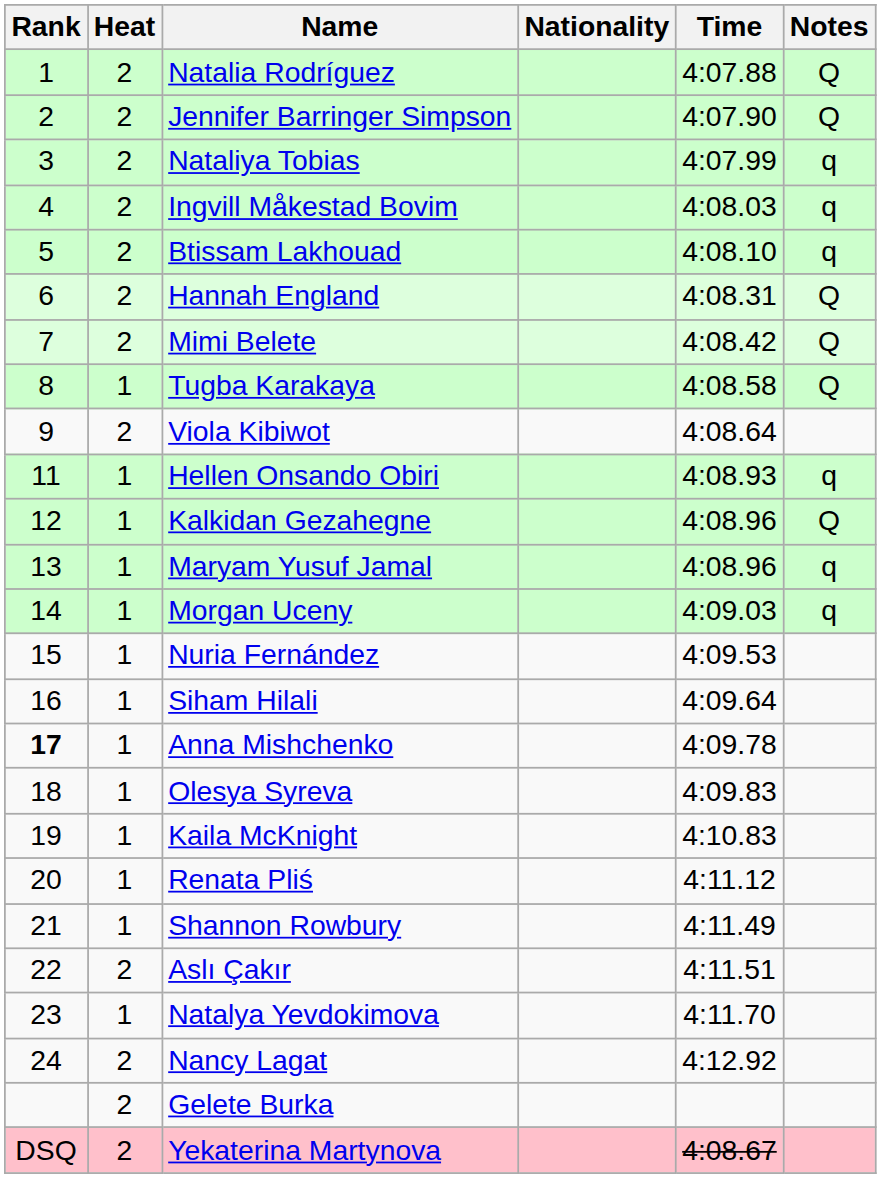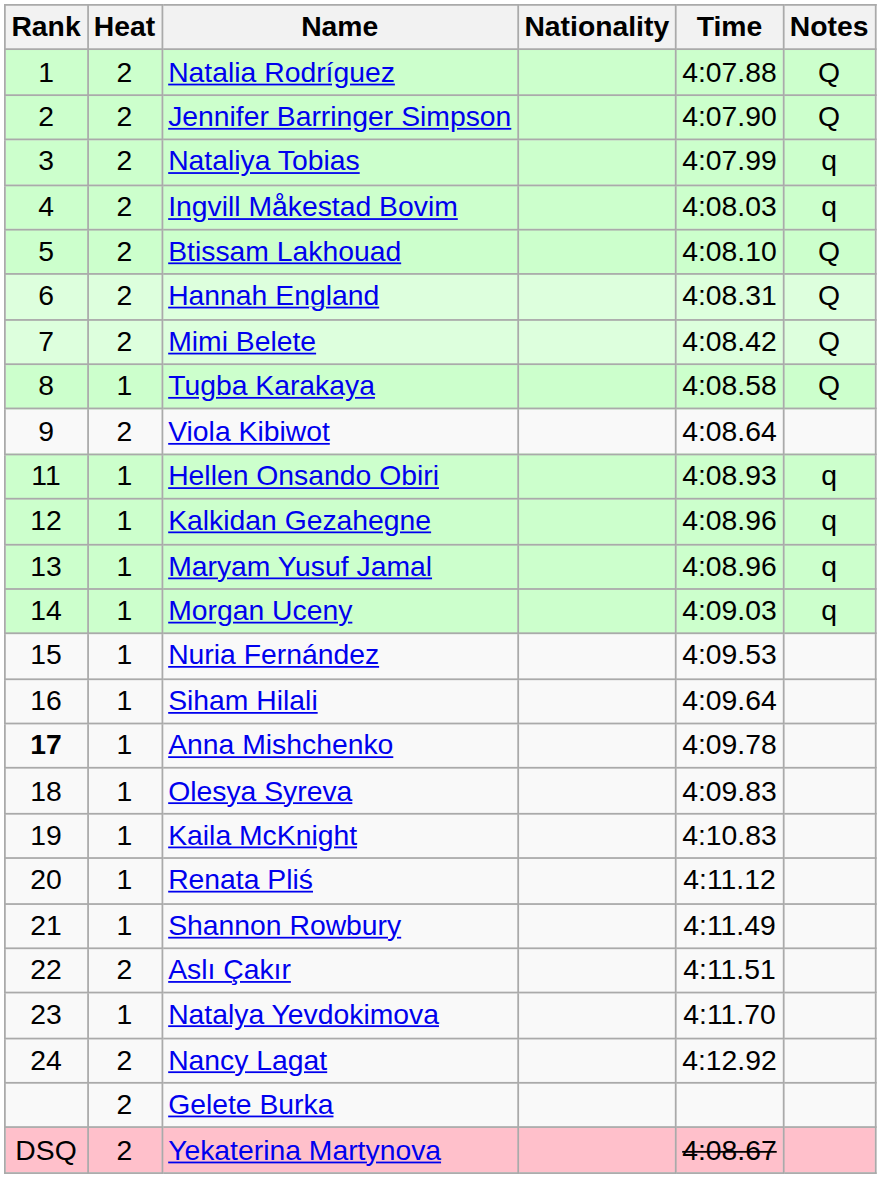(829, 251) q -> (829, 251) Q
(829, 521) Q -> (829, 521) q
